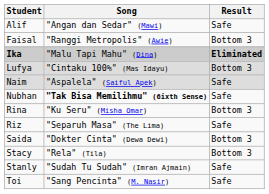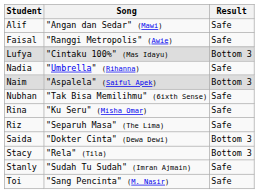(232, 39) Bottom 3 -> (221, 39) Safe
- row: (14, 54)
+ row: (19, 68)
(221, 82) Safe -> (232, 82) Bottom 3
(127, 96) bold -> (127, 96) normal
(232, 110) Bottom 3 -> (221, 110) Safe
